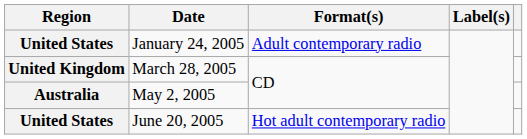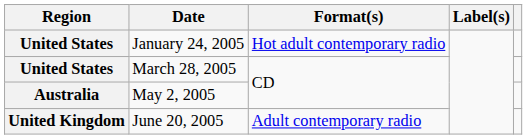(337, 43) Adult contemporary radio -> (349, 43) Hot adult contemporary radio
(67, 69) United Kingdom -> (67, 69) United States
(67, 120) United States -> (67, 120) United Kingdom
(349, 120) Hot adult contemporary radio -> (337, 120) Adult contemporary radio
